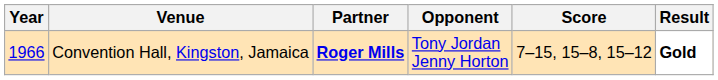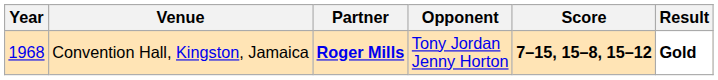(26, 53) 1966 -> (26, 53) 1968
(584, 53) normal -> (584, 53) bold
